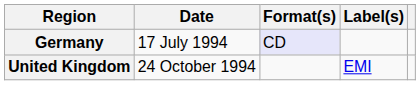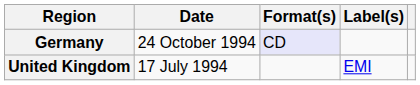(183, 42) 17 July 1994 -> (197, 42) 24 October 1994
(197, 67) 24 October 1994 -> (183, 67) 17 July 1994
